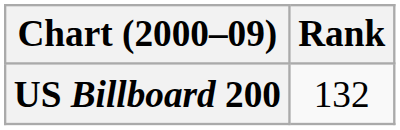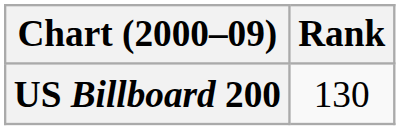(342, 93) 132 -> (342, 93) 130
